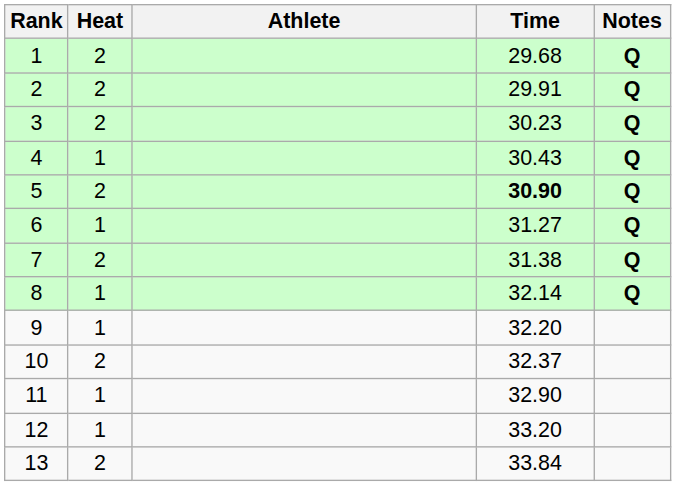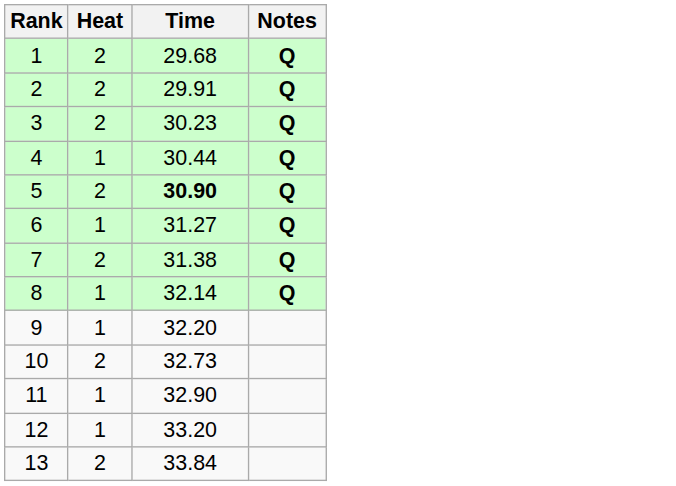- column: (304, 21)
(535, 157) 30.43 -> (190, 157) 30.44
(535, 361) 32.37 -> (190, 361) 32.73
